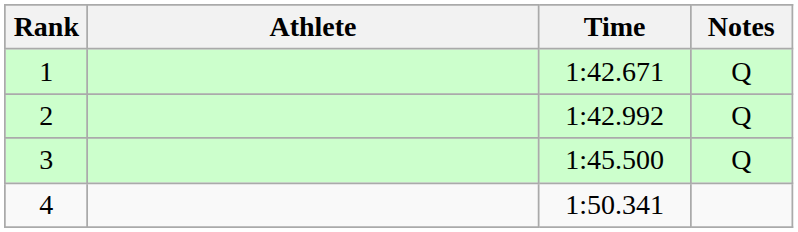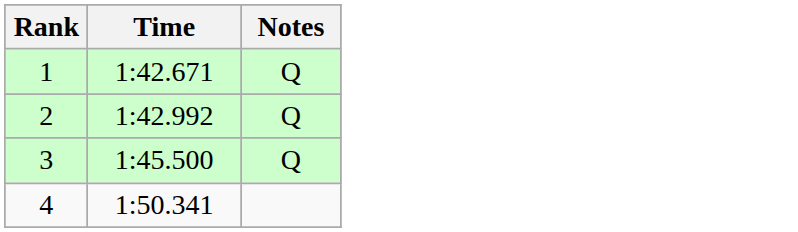- column: (313, 26)
